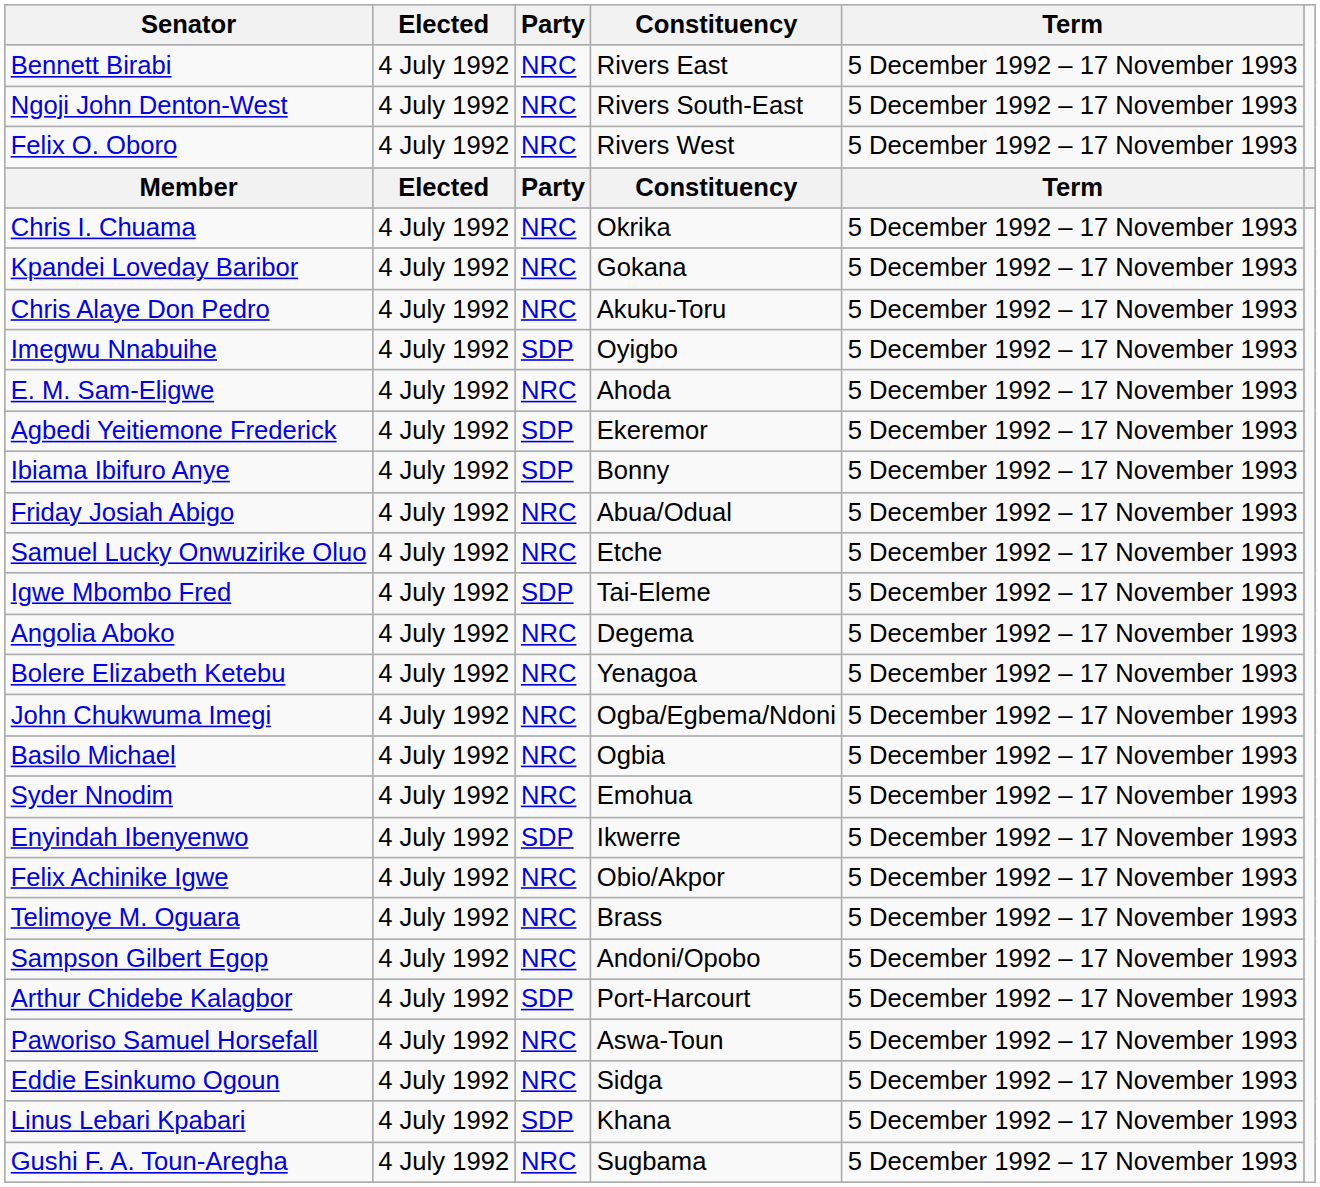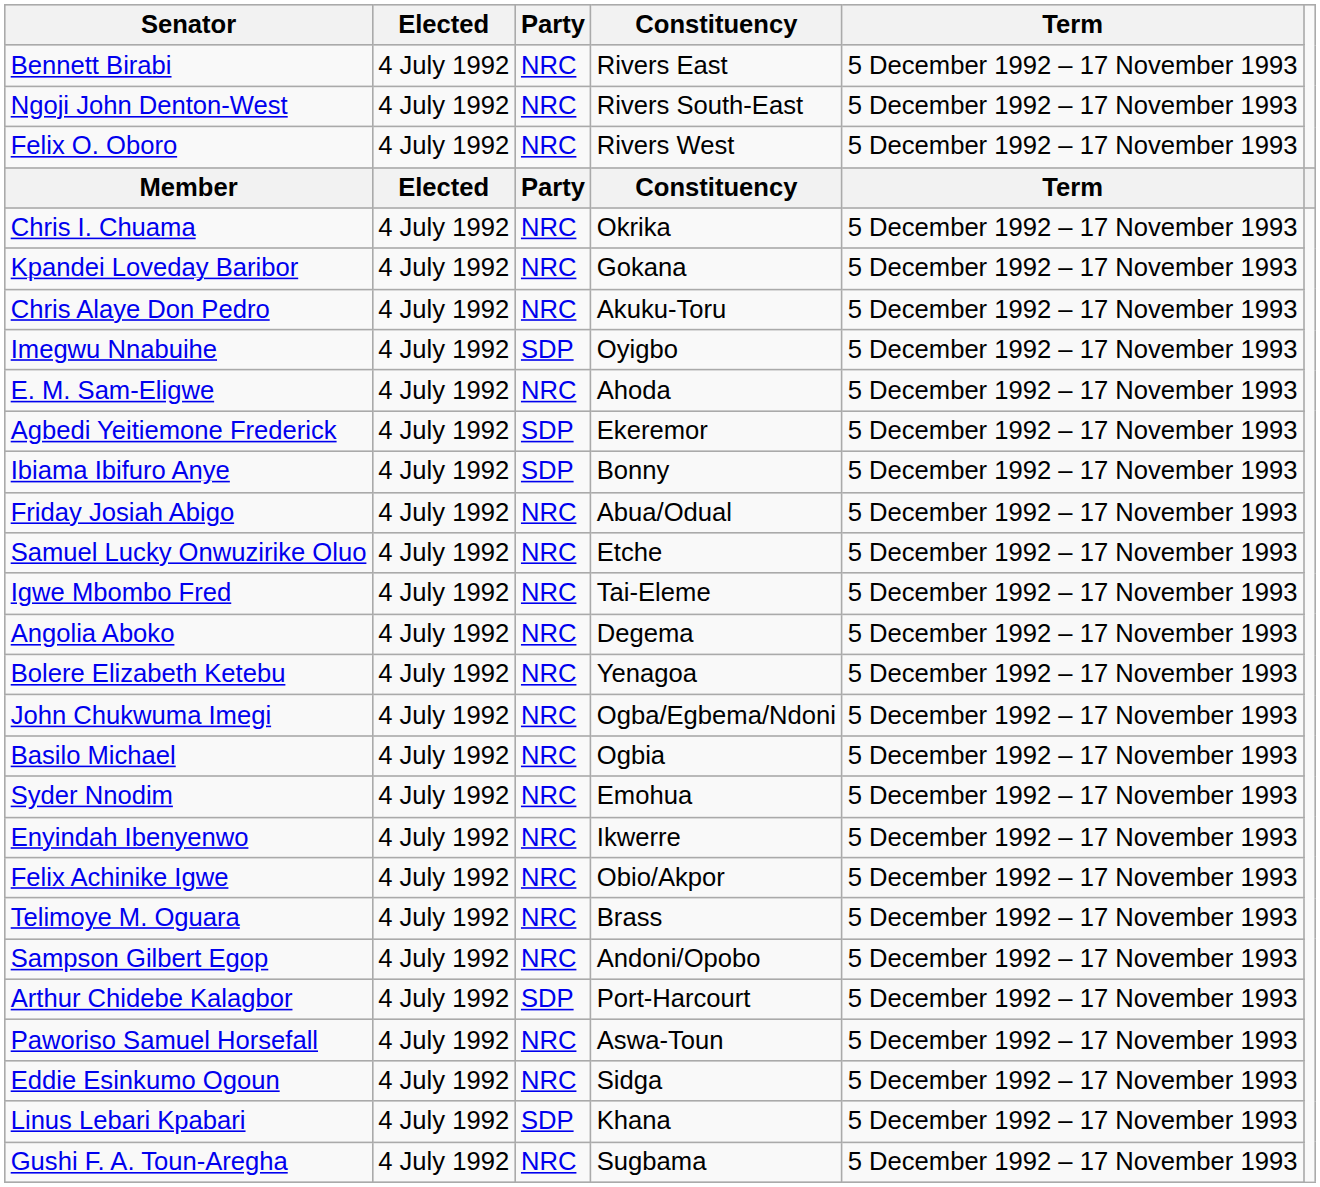(547, 593) SDP -> (549, 593) NRC
(547, 836) SDP -> (549, 836) NRC
